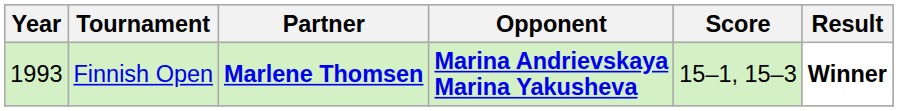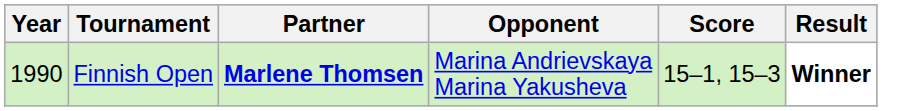(36, 74) 1993 -> (36, 74) 1990
(551, 74) bold -> (543, 74) normal
